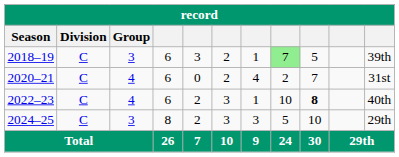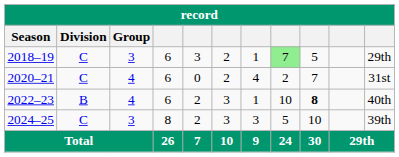(379, 57) 39th -> (379, 57) 29th
(83, 99) C -> (83, 99) B
(379, 120) 29th -> (379, 120) 39th
